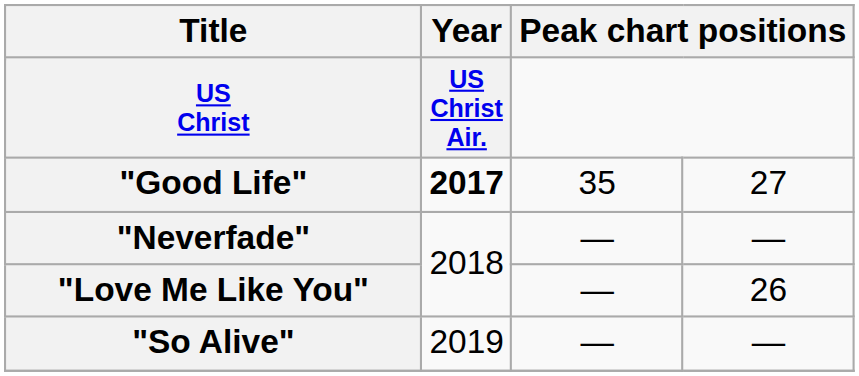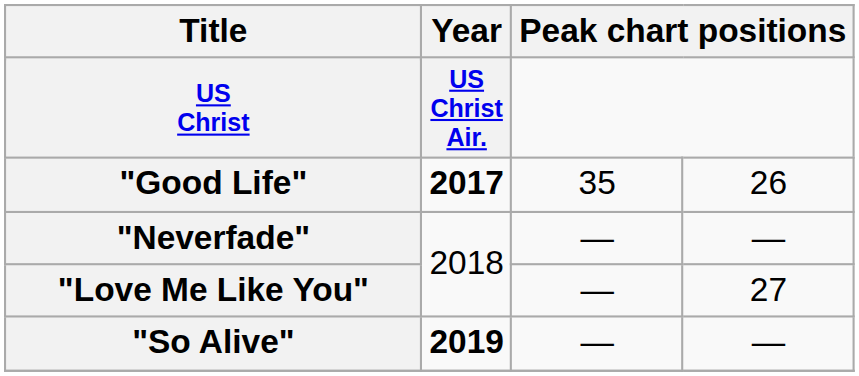(768, 183) 27 -> (768, 183) 26
(768, 289) 26 -> (768, 289) 27
(467, 343) normal -> (467, 343) bold
